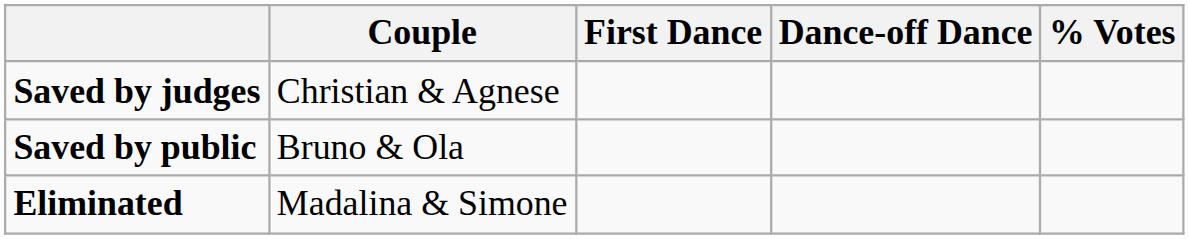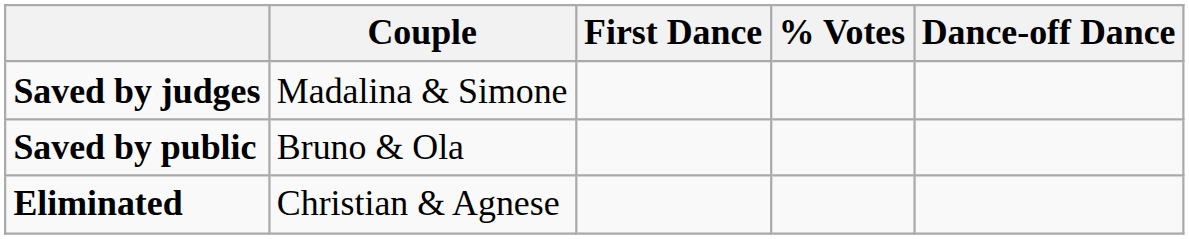columns swapped: (906, 32) <-> (1112, 32)
(418, 89) Christian & Agnese -> (422, 89) Madalina & Simone
(422, 203) Madalina & Simone -> (418, 203) Christian & Agnese
